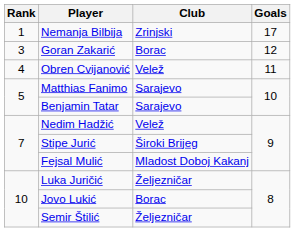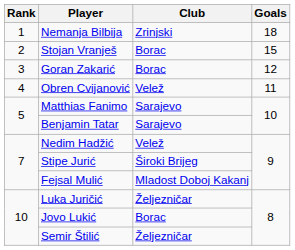(271, 32) 17 -> (271, 32) 18
+ row: (79, 50)
